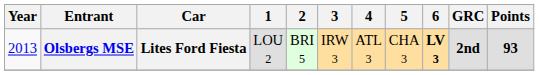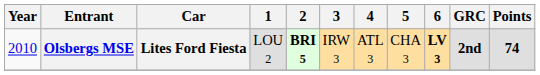(22, 49) 2013 -> (22, 49) 2010
(302, 49) normal -> (303, 49) bold
(510, 49) 93 -> (512, 49) 74
